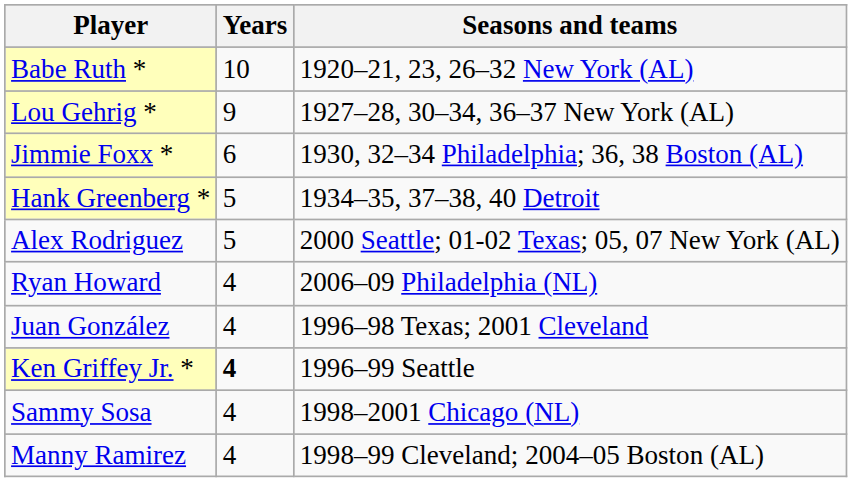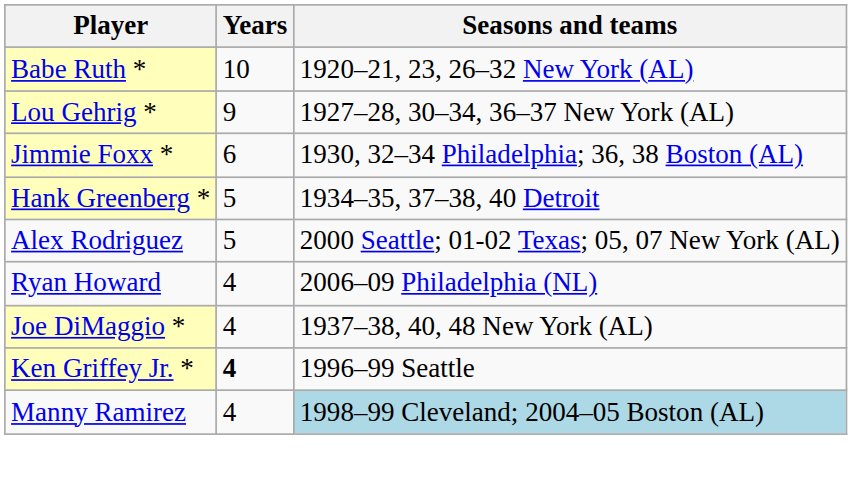+ row: (98, 326)
- row: (90, 326)
- row: (81, 411)
(532, 454) no background -> (532, 411) lightblue background
